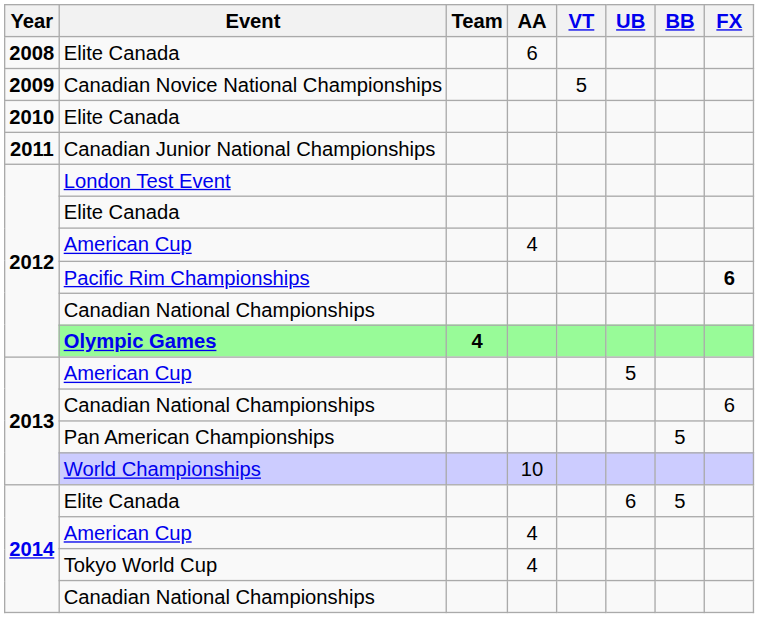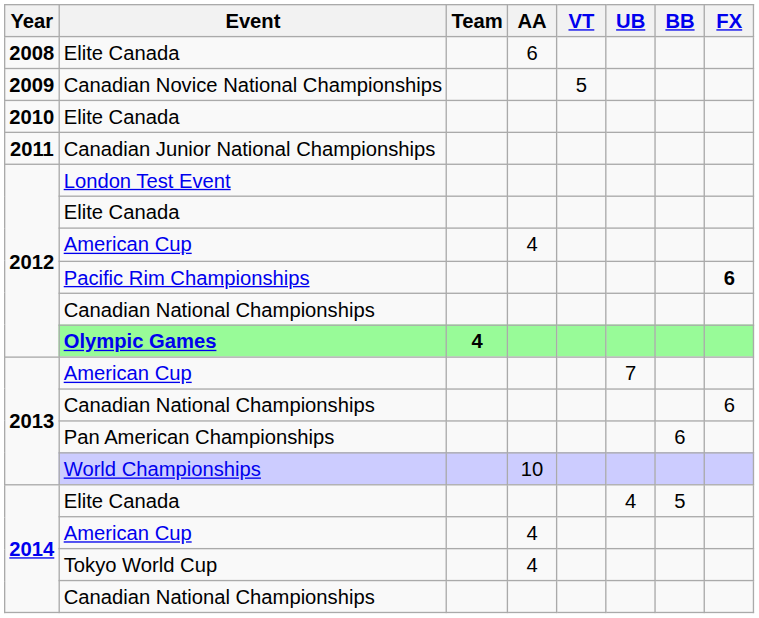(631, 373) 5 -> (631, 373) 7
(680, 437) 5 -> (680, 437) 6
(631, 501) 6 -> (631, 501) 4
